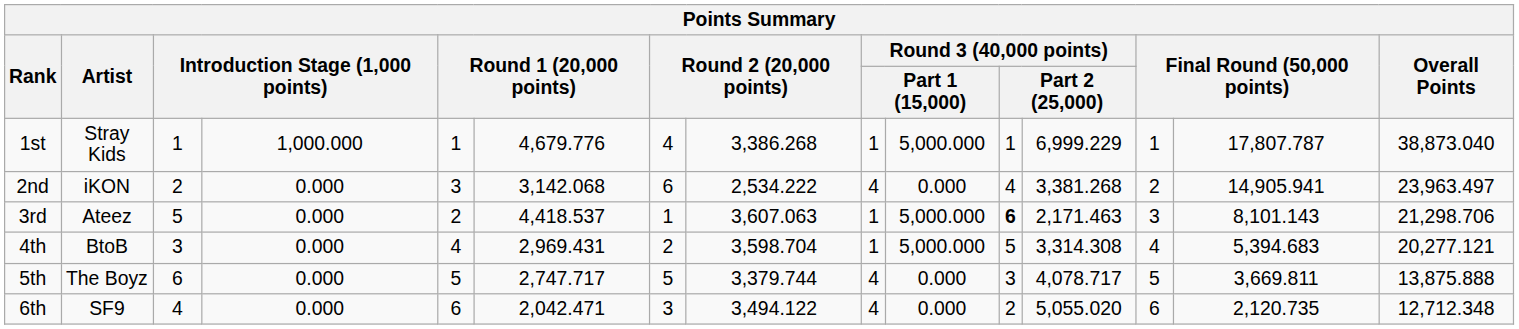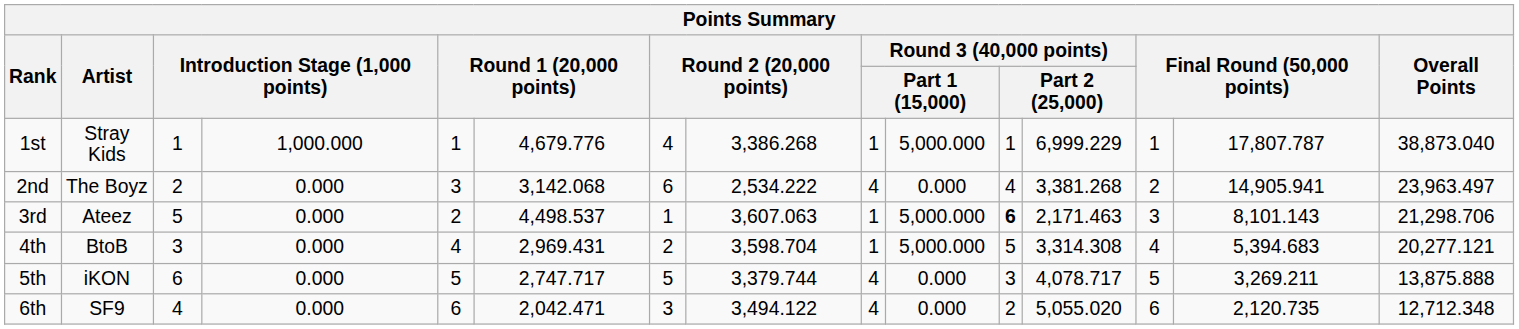(107, 186) iKON -> (107, 186) The Boyz
(562, 216) 4,418.537 -> (562, 216) 4,498.537
(107, 278) The Boyz -> (107, 278) iKON
(1276, 278) 3,669.811 -> (1276, 278) 3,269.211
